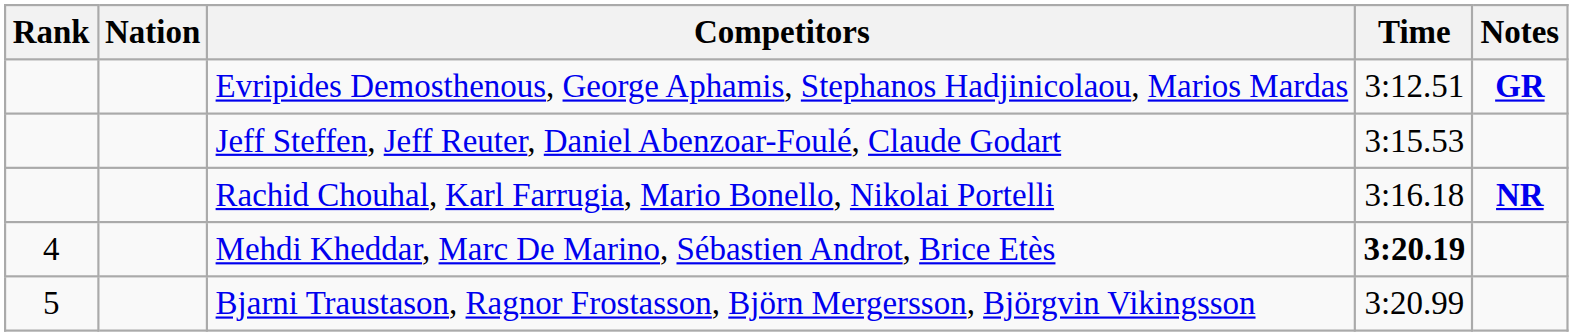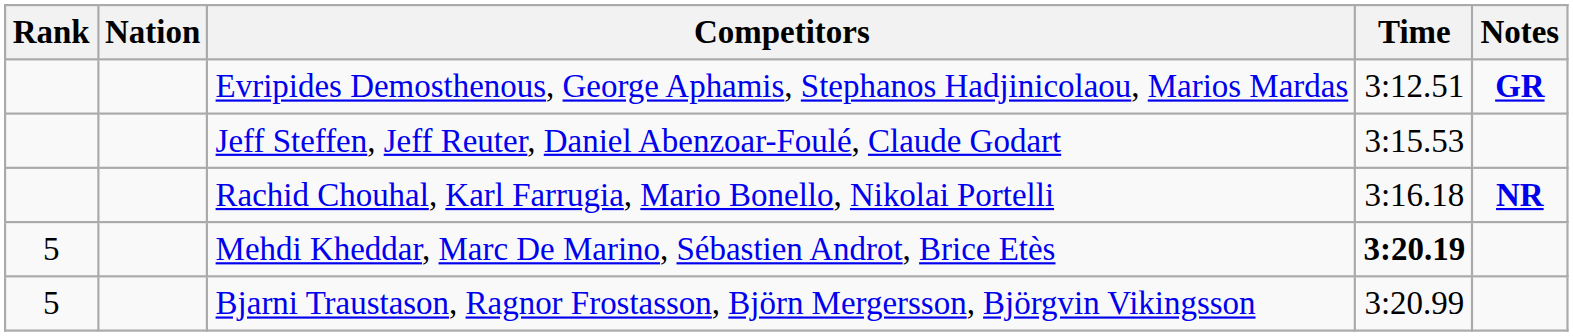(51, 249) 4 -> (51, 249) 5
